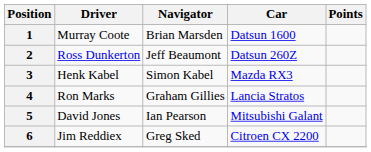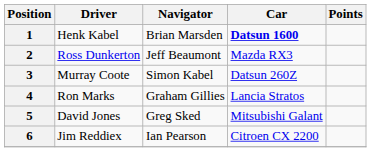(93, 34) Murray Coote -> (88, 34) Henk Kabel
(263, 34) normal -> (265, 34) bold
(264, 55) Datsun 260Z -> (262, 55) Mazda RX3
(88, 75) Henk Kabel -> (93, 75) Murray Coote
(262, 75) Mazda RX3 -> (264, 75) Datsun 260Z
(176, 116) Ian Pearson -> (173, 116) Greg Sked
(173, 136) Greg Sked -> (176, 136) Ian Pearson
